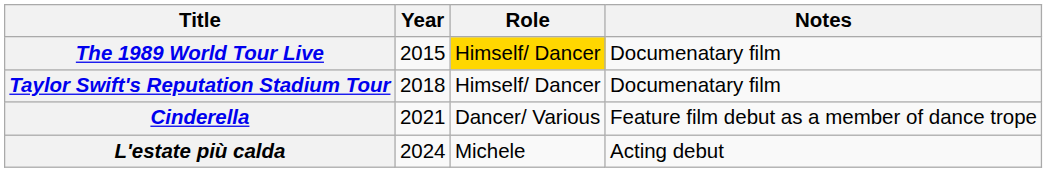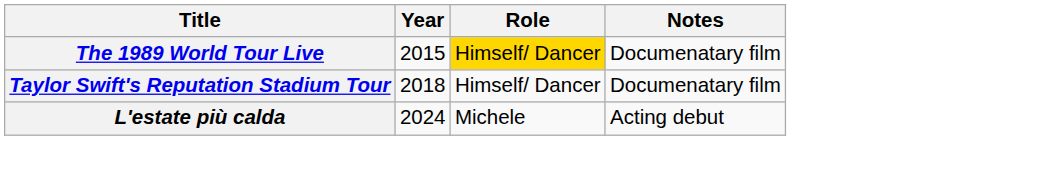- row: (200, 118)
